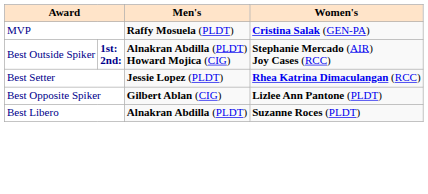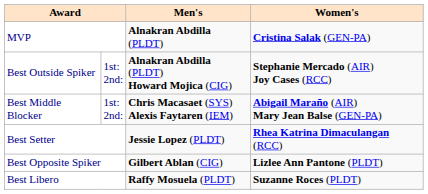(180, 30) Raffy Mosuela (PLDT) -> (170, 36) Alnakran Abdilla (PLDT)
(111, 54) bold -> (113, 73) normal
+ row: (34, 109)
(187, 113) Alnakran Abdilla (PLDT) -> (182, 180) Raffy Mosuela (PLDT)
